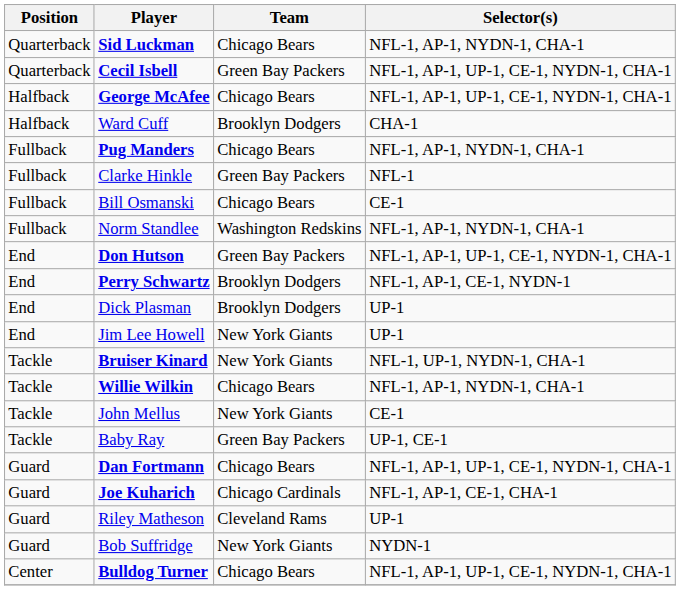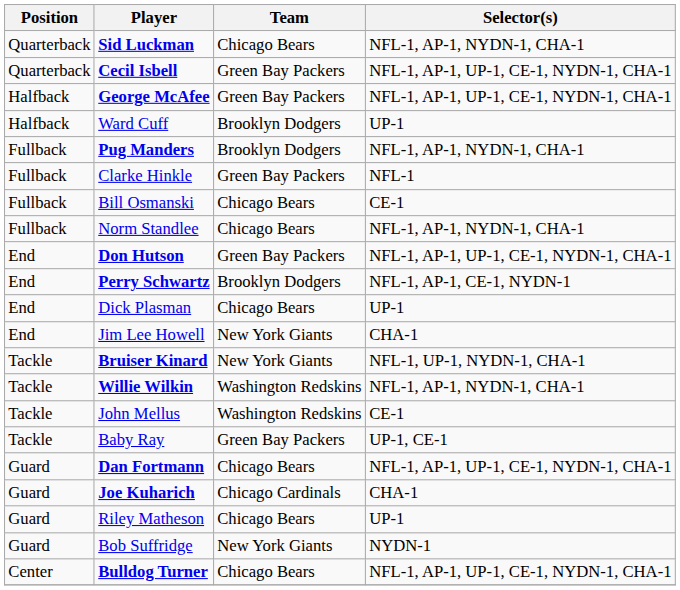(266, 96) Chicago Bears -> (281, 96) Green Bay Packers
(394, 123) CHA-1 -> (387, 123) UP-1
(266, 149) Chicago Bears -> (279, 149) Brooklyn Dodgers
(289, 228) Washington Redskins -> (266, 228) Chicago Bears
(279, 307) Brooklyn Dodgers -> (266, 307) Chicago Bears
(387, 334) UP-1 -> (394, 334) CHA-1
(266, 387) Chicago Bears -> (289, 387) Washington Redskins
(275, 413) New York Giants -> (289, 413) Washington Redskins
(464, 492) NFL-1, AP-1, CE-1, CHA-1 -> (394, 492) CHA-1
(272, 519) Cleveland Rams -> (266, 519) Chicago Bears
